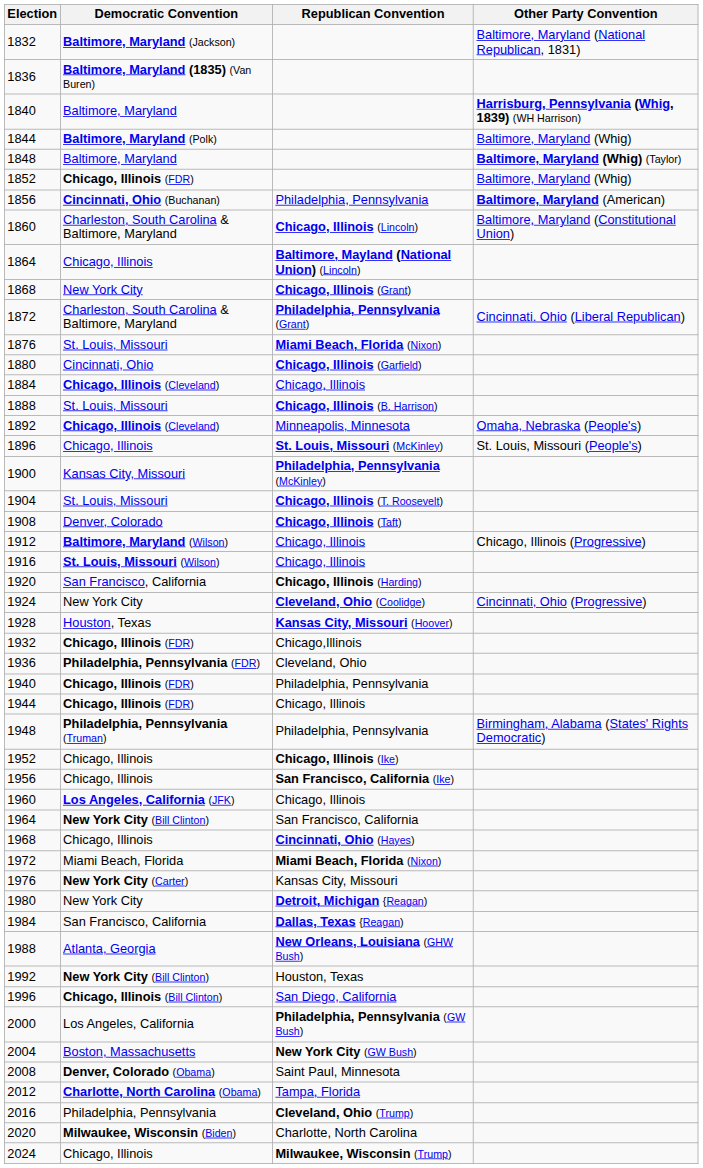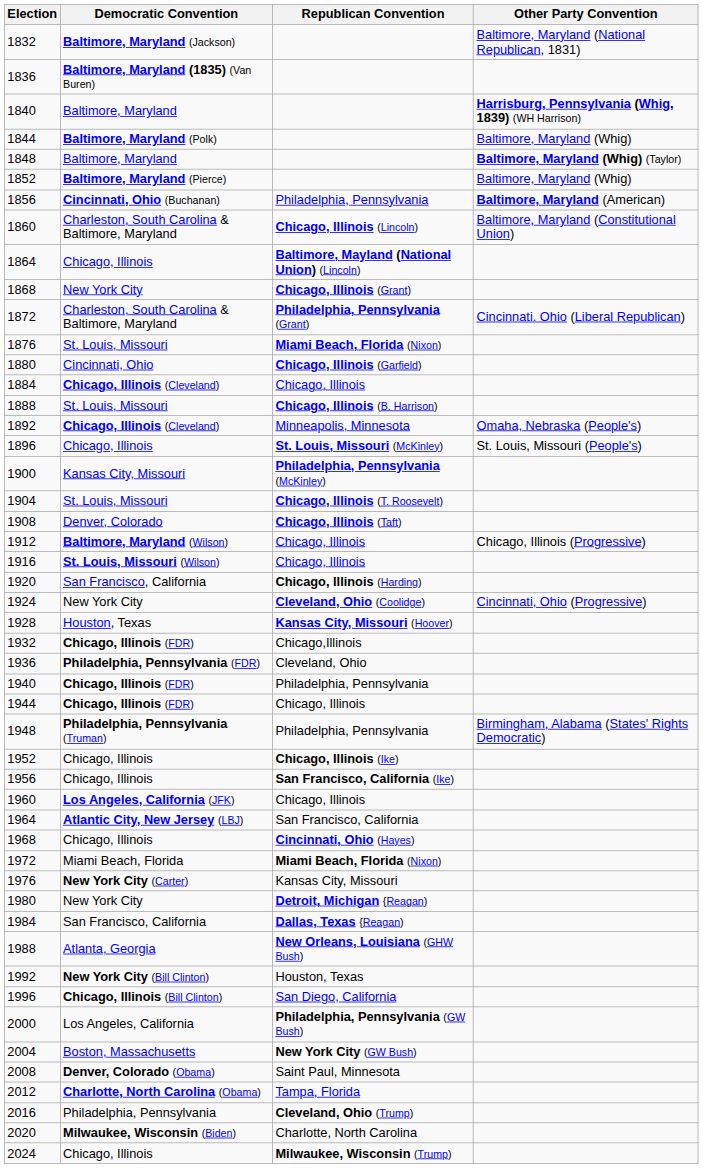(128, 179) Chicago, Illinois (FDR) -> (145, 179) Baltimore, Maryland (Pierce)
(136, 820) New York City (Bill Clinton) -> (153, 820) Atlantic City, New Jersey (LBJ)
